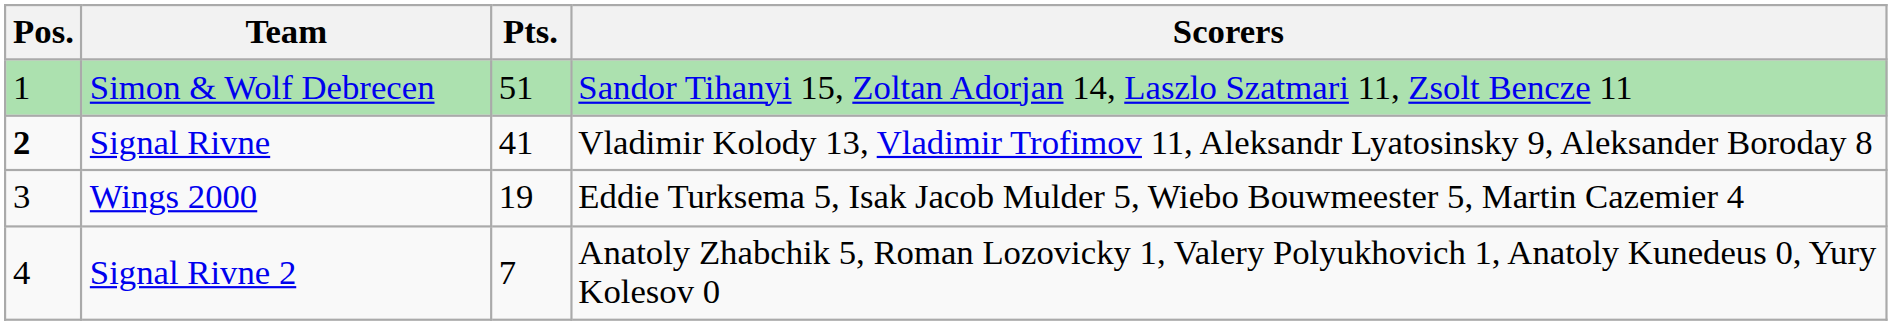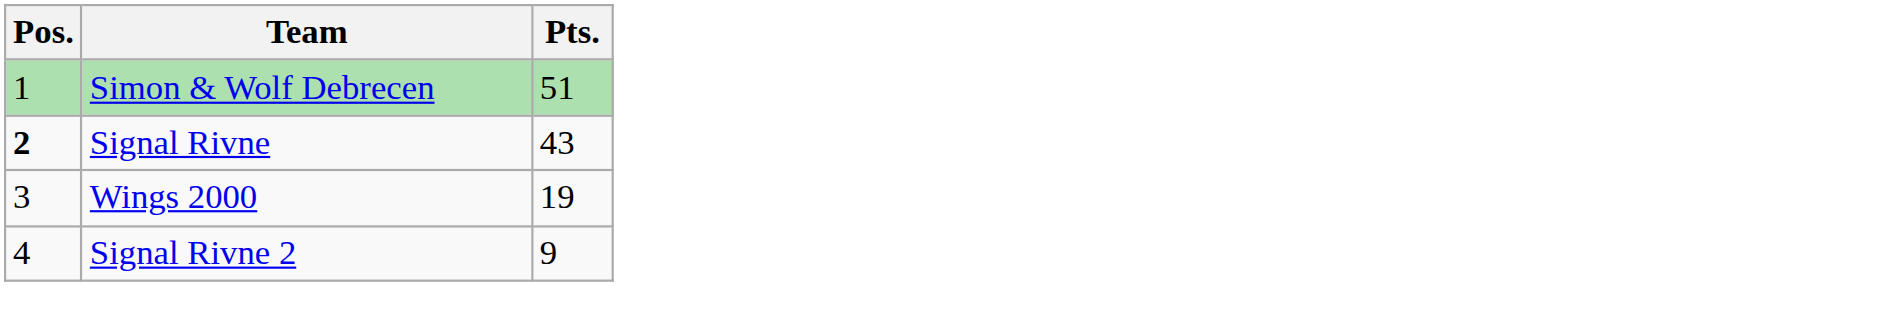- column: (1228, 32)
(516, 142) 41 -> (557, 142) 43
(507, 271) 7 -> (549, 252) 9
